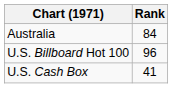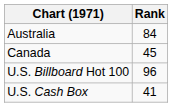+ row: (29, 53)
